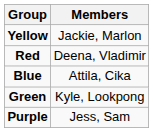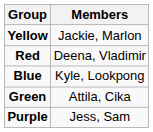(100, 76) Attila, Cika -> (100, 76) Kyle, Lookpong
(100, 96) Kyle, Lookpong -> (100, 96) Attila, Cika
